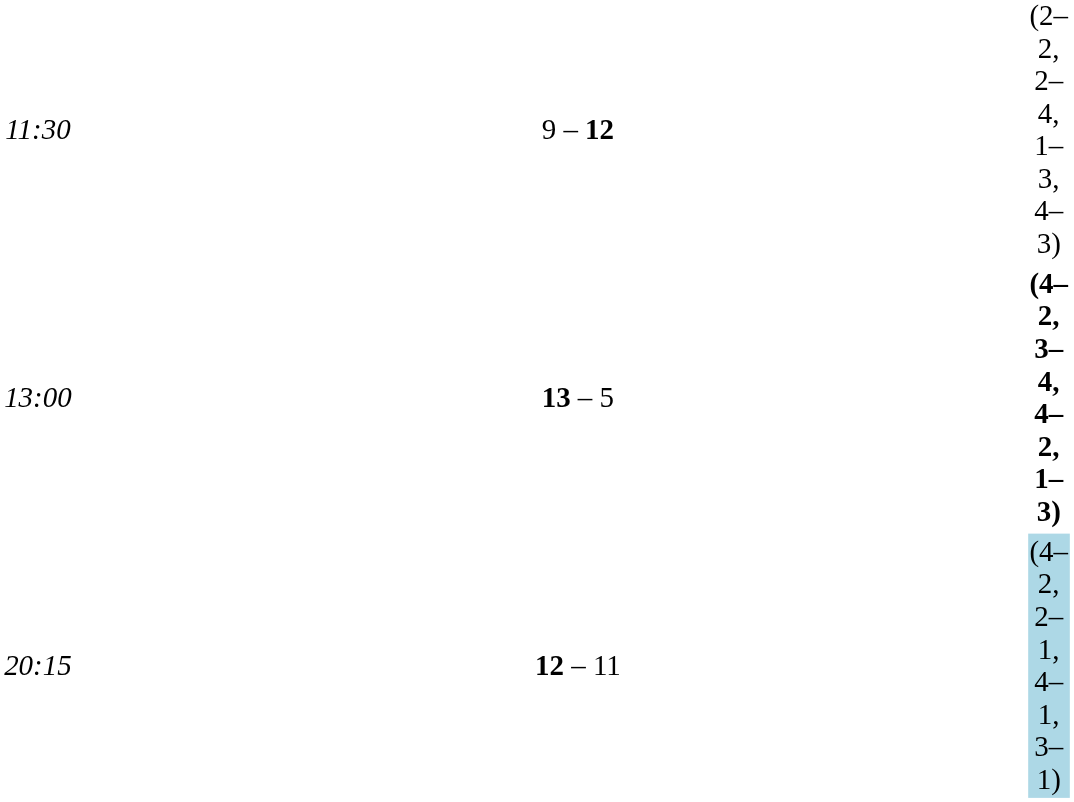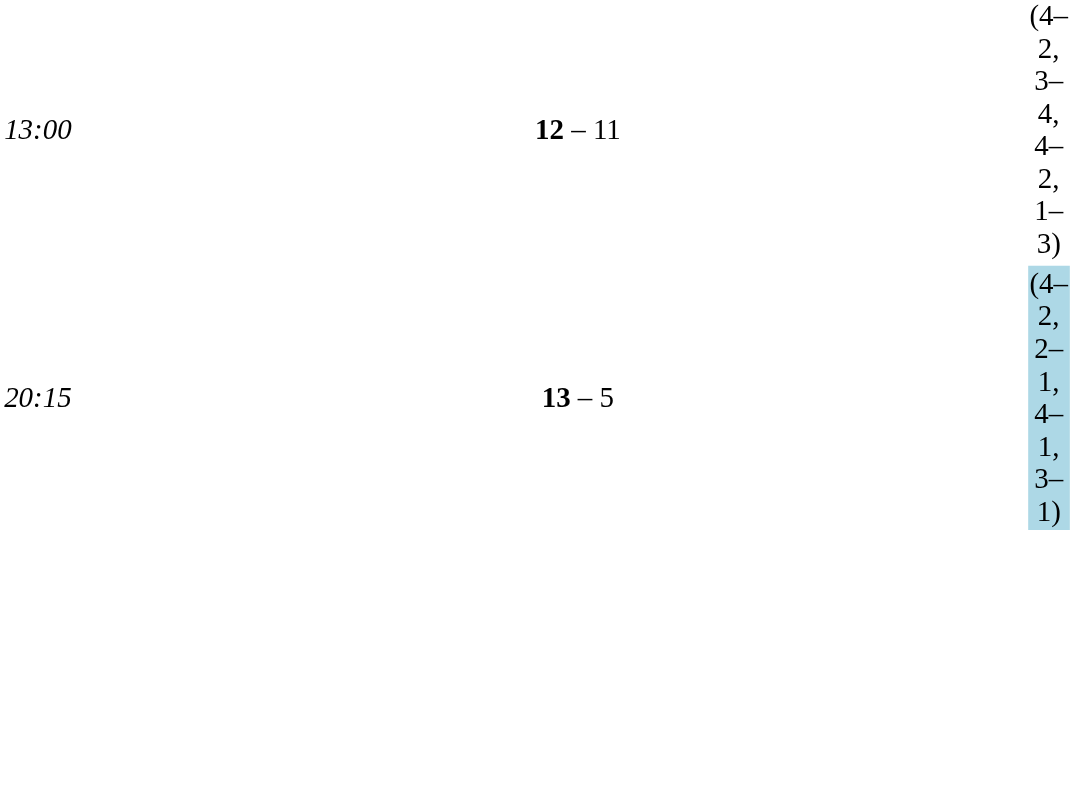- row: (38, 129)
(578, 397) 13 – 5 -> (578, 129) 12 – 11
(1049, 397) bold -> (1049, 129) normal
(578, 665) 12 – 11 -> (578, 397) 13 – 5
